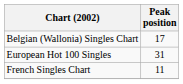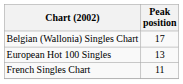(160, 54) 31 -> (160, 54) 13
